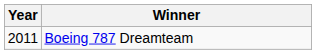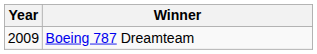(23, 37) 2011 -> (23, 37) 2009
